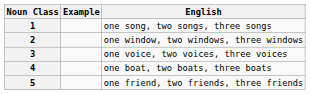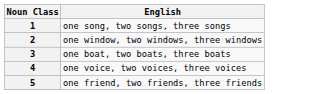- column: (81, 11)
(196, 54) one voice, two voices, three voices -> (147, 54) one boat, two boats, three boats
(188, 68) one boat, two boats, three boats -> (155, 68) one voice, two voices, three voices
